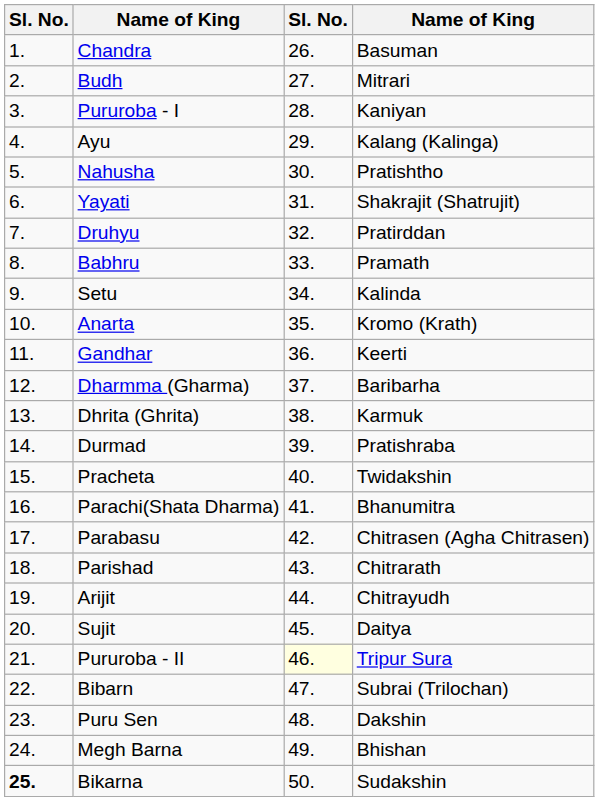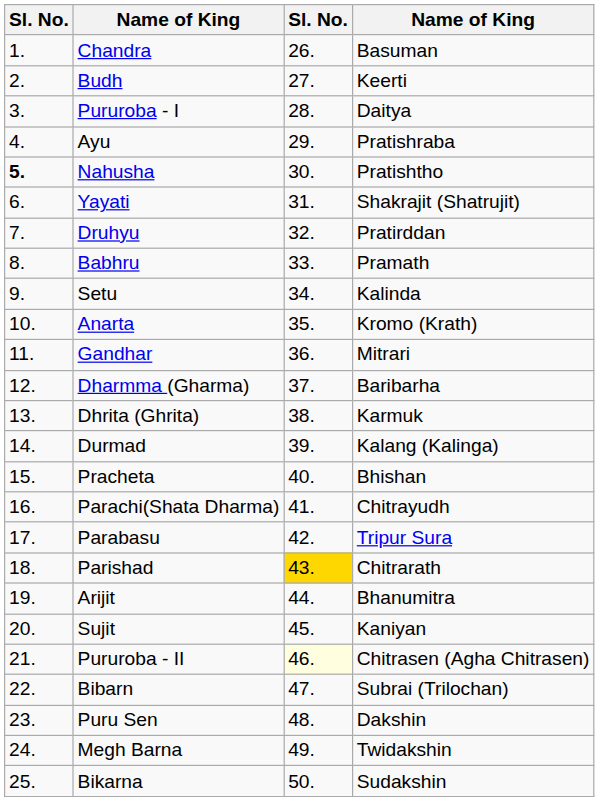(383, 80) Mitrari -> (382, 80) Keerti
(391, 111) Kaniyan -> (384, 111) Daitya
(428, 141) Kalang (Kalinga) -> (406, 141) Pratishraba
(17, 171) normal -> (17, 171) bold
(382, 354) Keerti -> (383, 354) Mitrari
(406, 446) Pratishraba -> (428, 446) Kalang (Kalinga)
(404, 476) Twidakshin -> (391, 476) Bhishan
(406, 506) Bhanumitra -> (403, 506) Chitrayudh
(473, 537) Chitrasen (Agha Chitrasen) -> (404, 537) Tripur Sura
(302, 567) no background -> (302, 567) gold background
(403, 598) Chitrayudh -> (406, 598) Bhanumitra
(384, 628) Daitya -> (391, 628) Kaniyan
(404, 659) Tripur Sura -> (473, 659) Chitrasen (Agha Chitrasen)
(391, 750) Bhishan -> (404, 750) Twidakshin
(22, 780) bold -> (22, 780) normal
